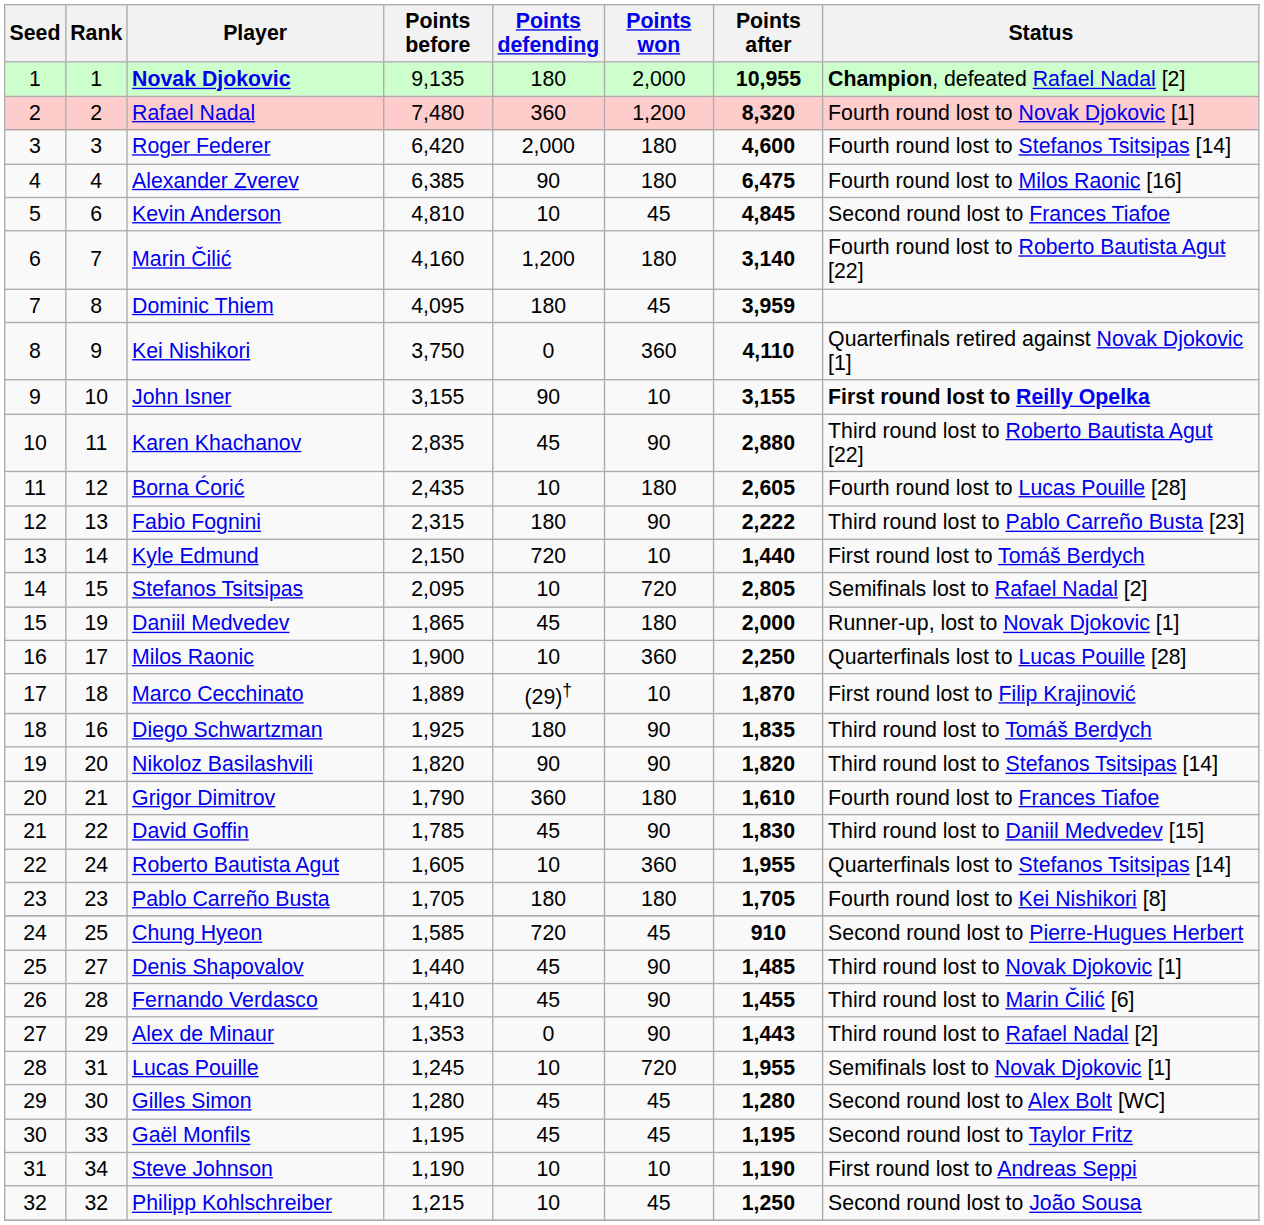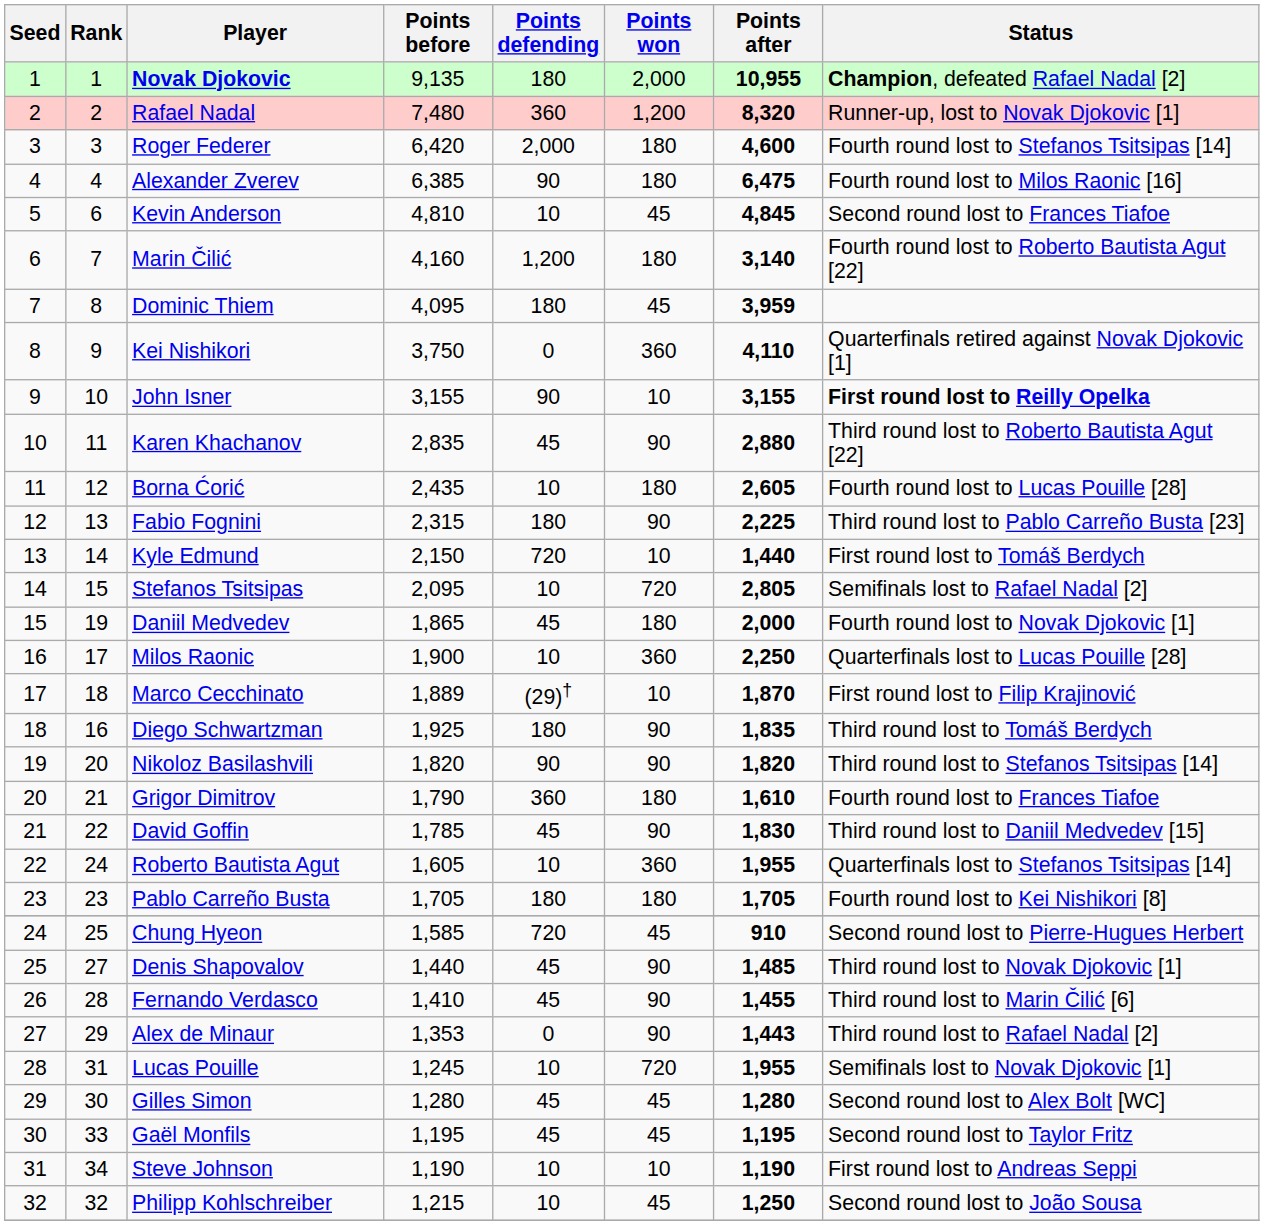(1011, 112) Fourth round lost to Novak Djokovic [1] -> (1004, 112) Runner-up, lost to Novak Djokovic [1]
(768, 522) 2,222 -> (768, 522) 2,225
(1004, 623) Runner-up, lost to Novak Djokovic [1] -> (1011, 623) Fourth round lost to Novak Djokovic [1]
